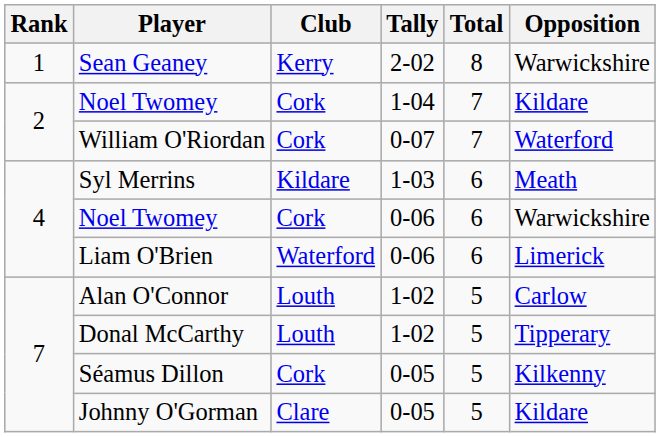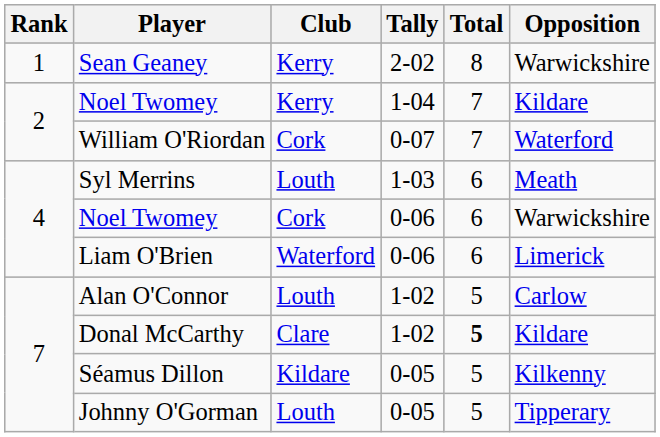(301, 101) Cork -> (305, 101) Kerry
(313, 179) Kildare -> (306, 179) Louth
(306, 334) Louth -> (303, 334) Clare
(477, 334) normal -> (477, 334) bold
(562, 334) Tipperary -> (551, 334) Kildare
(301, 373) Cork -> (313, 373) Kildare
(303, 412) Clare -> (306, 412) Louth
(551, 412) Kildare -> (562, 412) Tipperary
